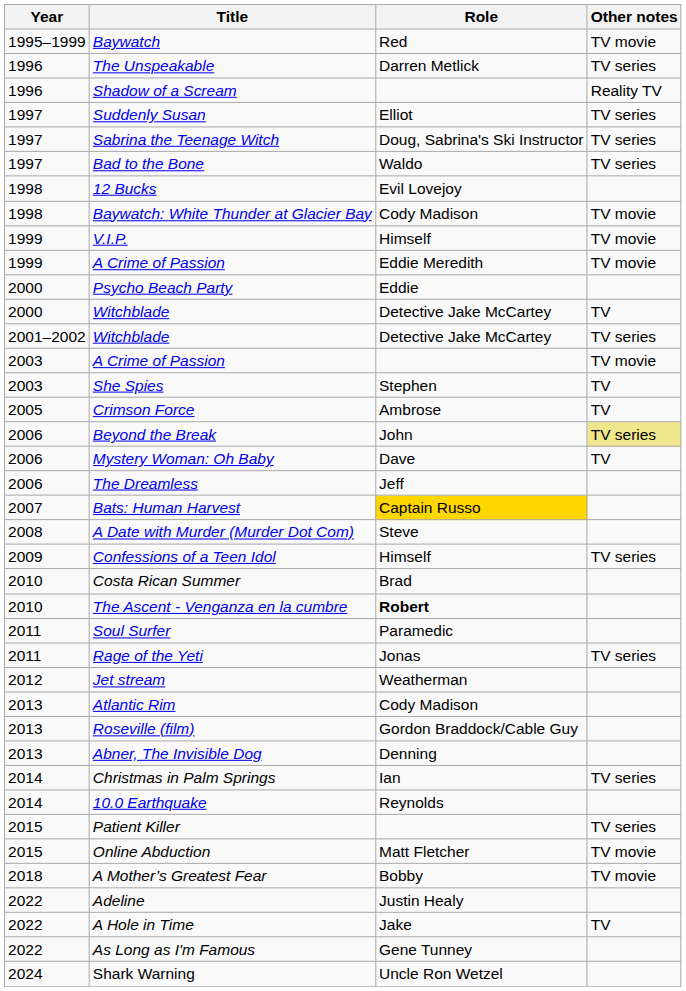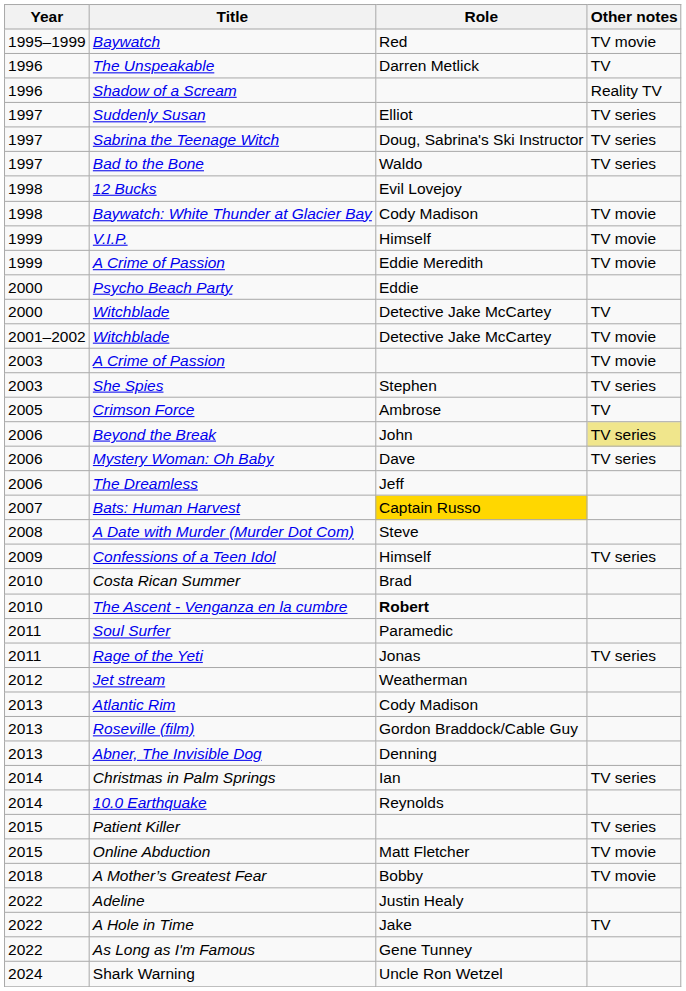(623, 66) TV series -> (601, 66) TV
(623, 336) TV series -> (623, 336) TV movie
(601, 385) TV -> (623, 385) TV series
(601, 459) TV -> (623, 459) TV series
